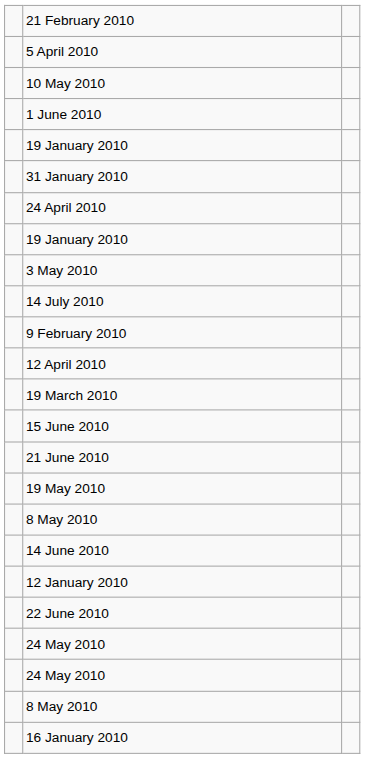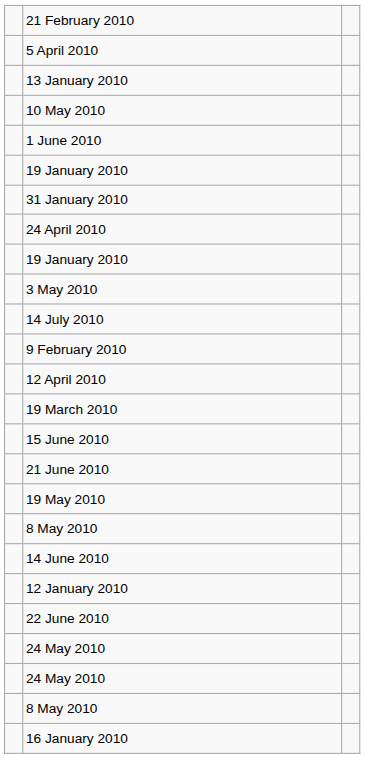+ row: (14, 80)
